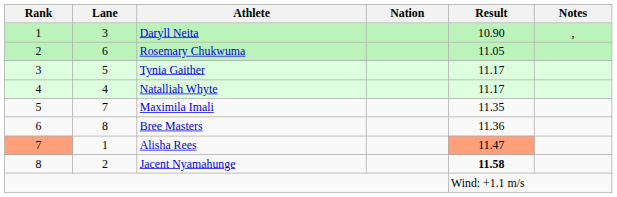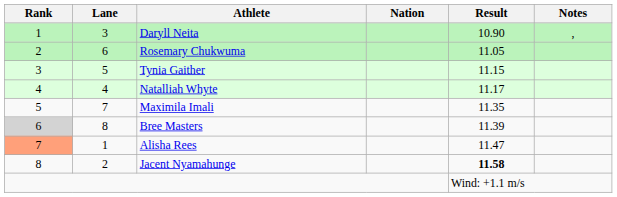(491, 70) 11.17 -> (491, 70) 11.15
(39, 126) no background -> (39, 126) lightgrey background
(491, 126) 11.36 -> (491, 126) 11.39
(491, 145) lightsalmon background -> (491, 145) no background
